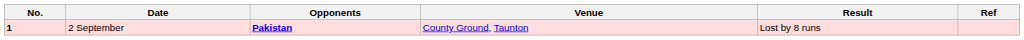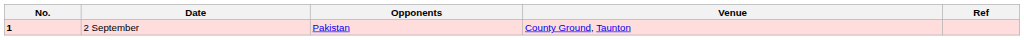- column: (858, 12)
(272, 28) bold -> (331, 28) normal
